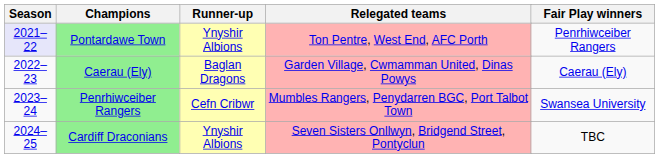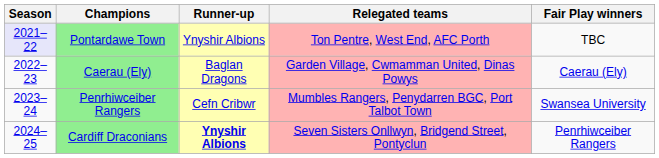(593, 39) Penrhiwceiber Rangers -> (593, 39) TBC
(223, 137) normal -> (224, 137) bold
(593, 137) TBC -> (593, 137) Penrhiwceiber Rangers
